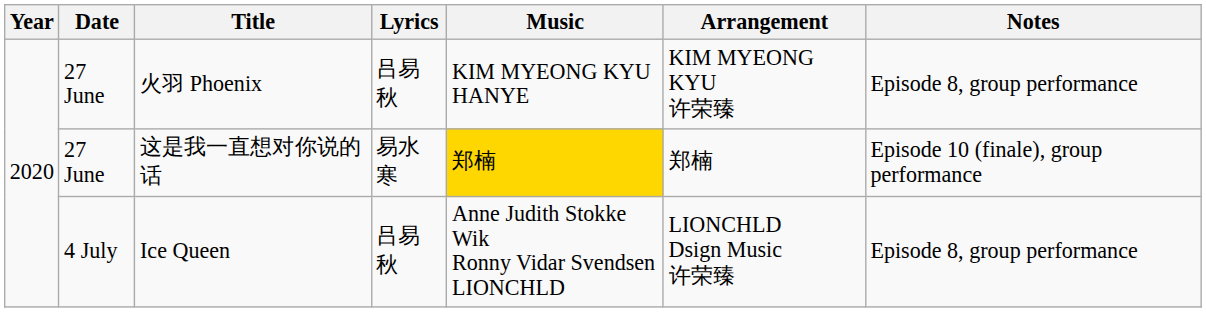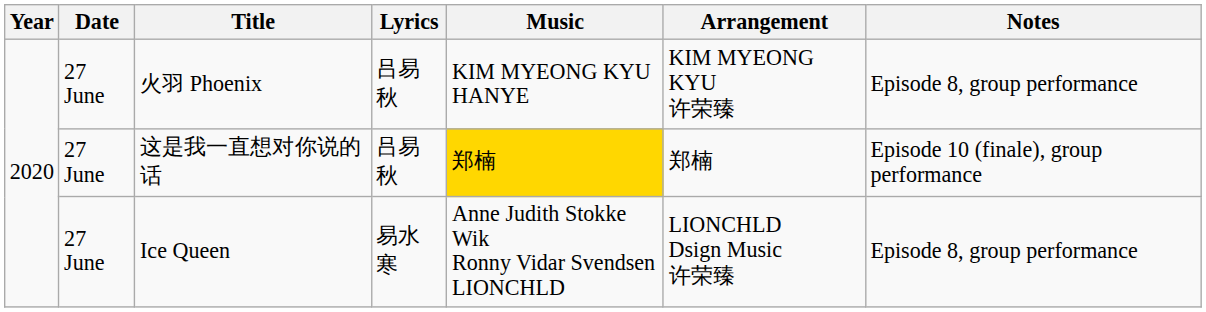(398, 161) 易水寒 -> (398, 161) 吕易秋
(91, 251) 4 July -> (84, 251) 27 June
(398, 250) 吕易秋 -> (398, 250) 易水寒
